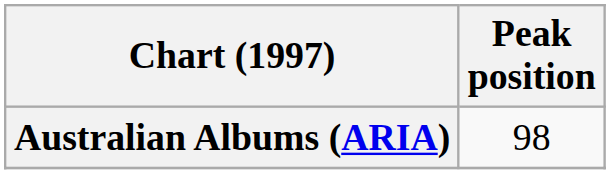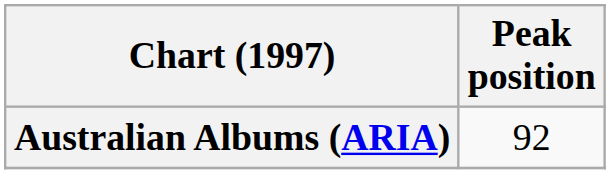(532, 136) 98 -> (532, 136) 92
